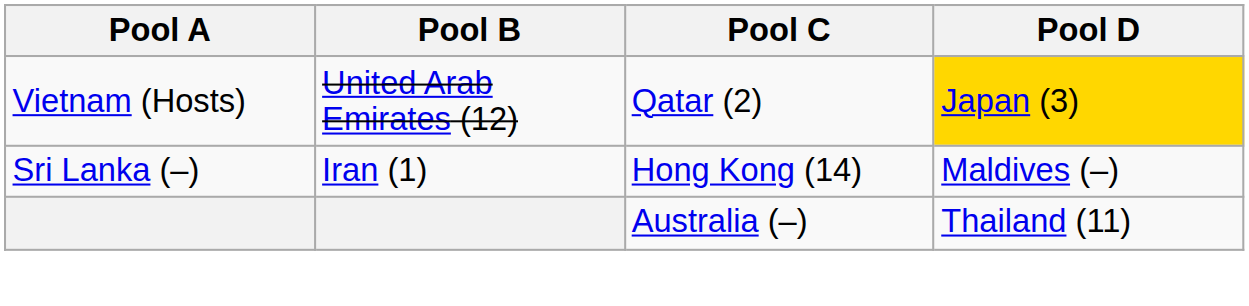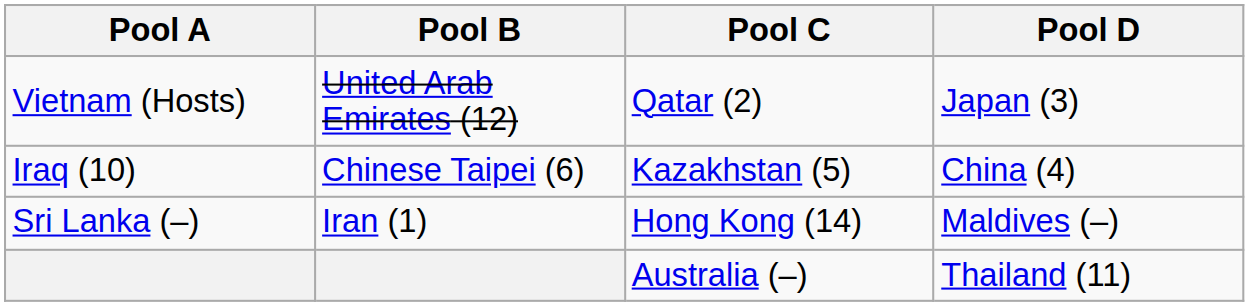(1010, 100) gold background -> (1010, 100) no background
+ row: (74, 170)
